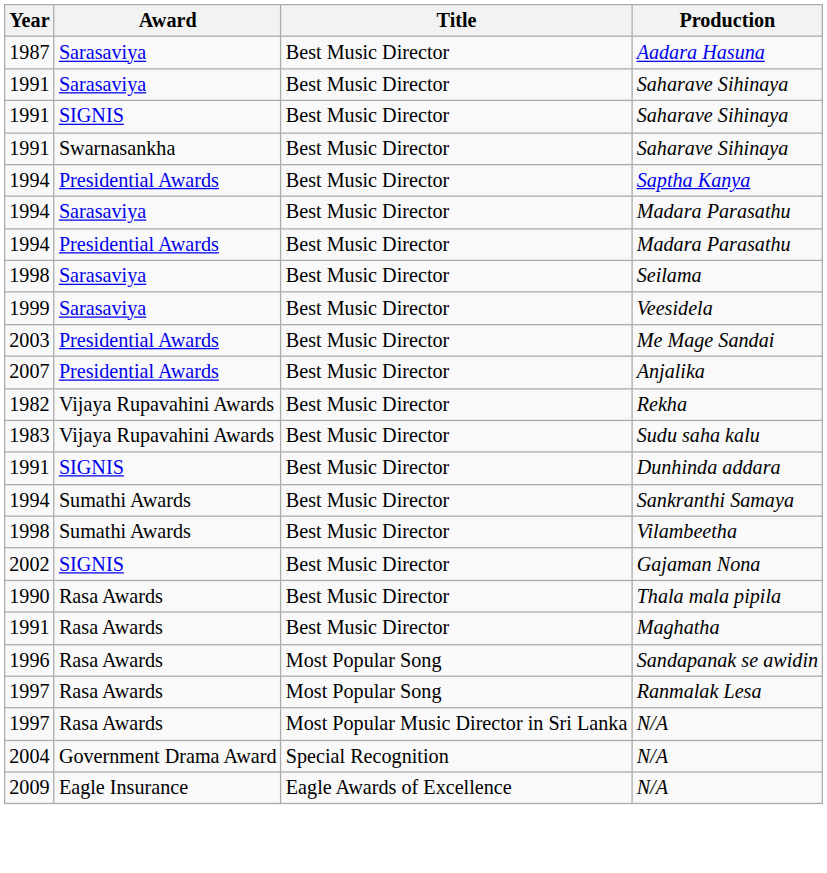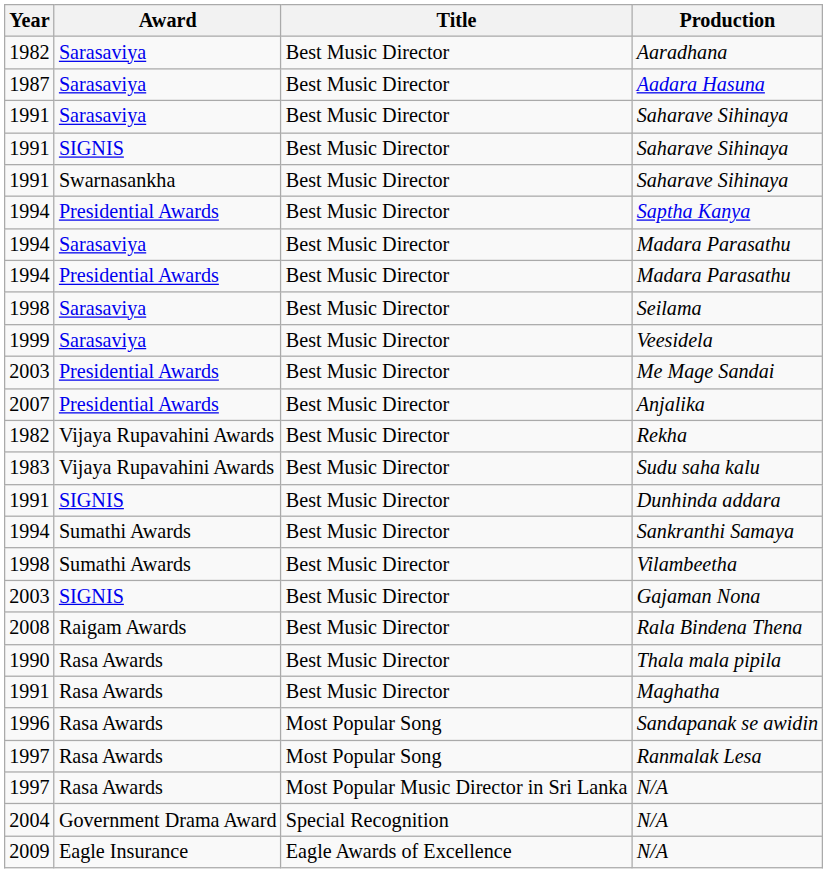+ row: (103, 52)
(29, 564) 2002 -> (29, 595) 2003
+ row: (123, 627)
